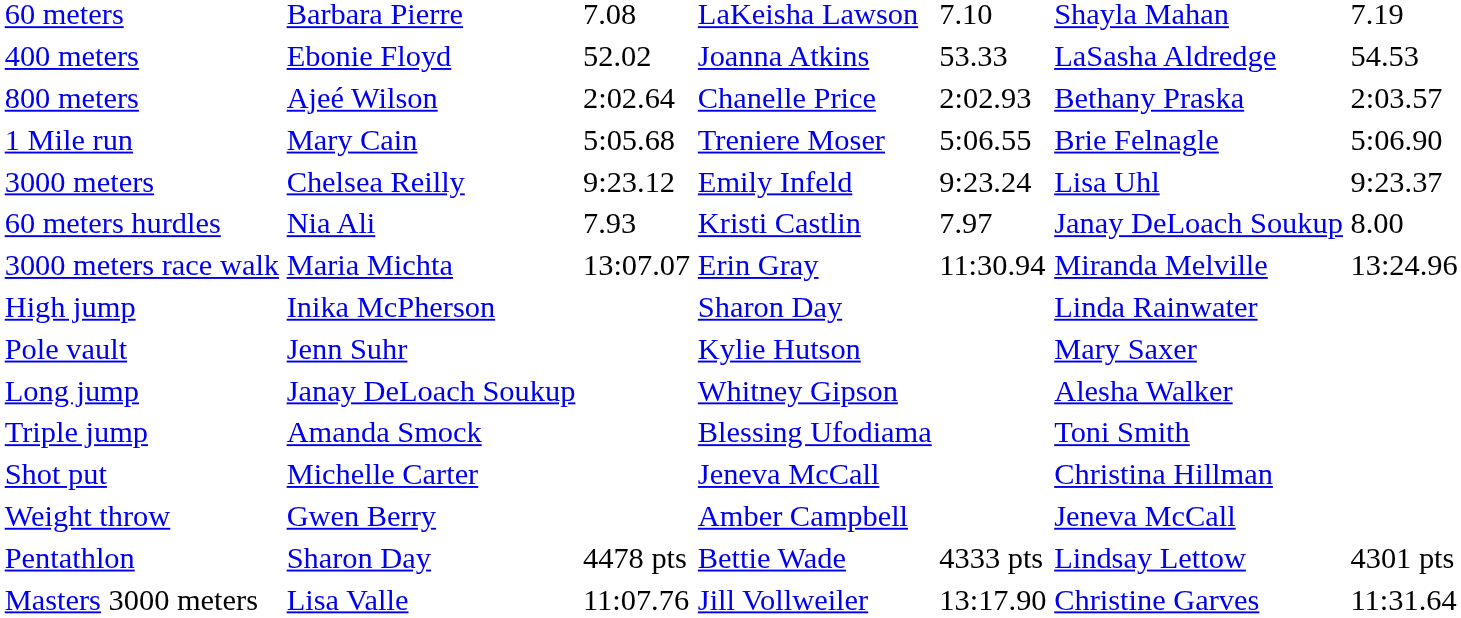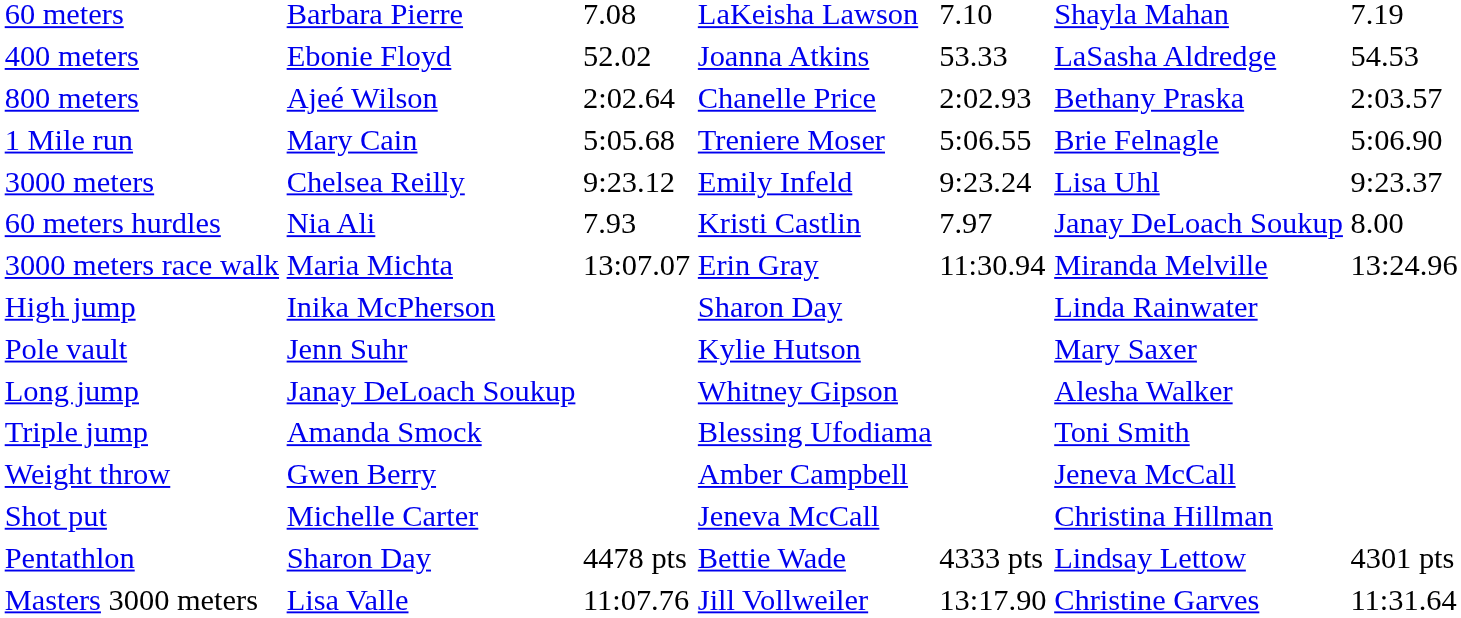rows swapped: (56, 474) <-> (87, 515)
